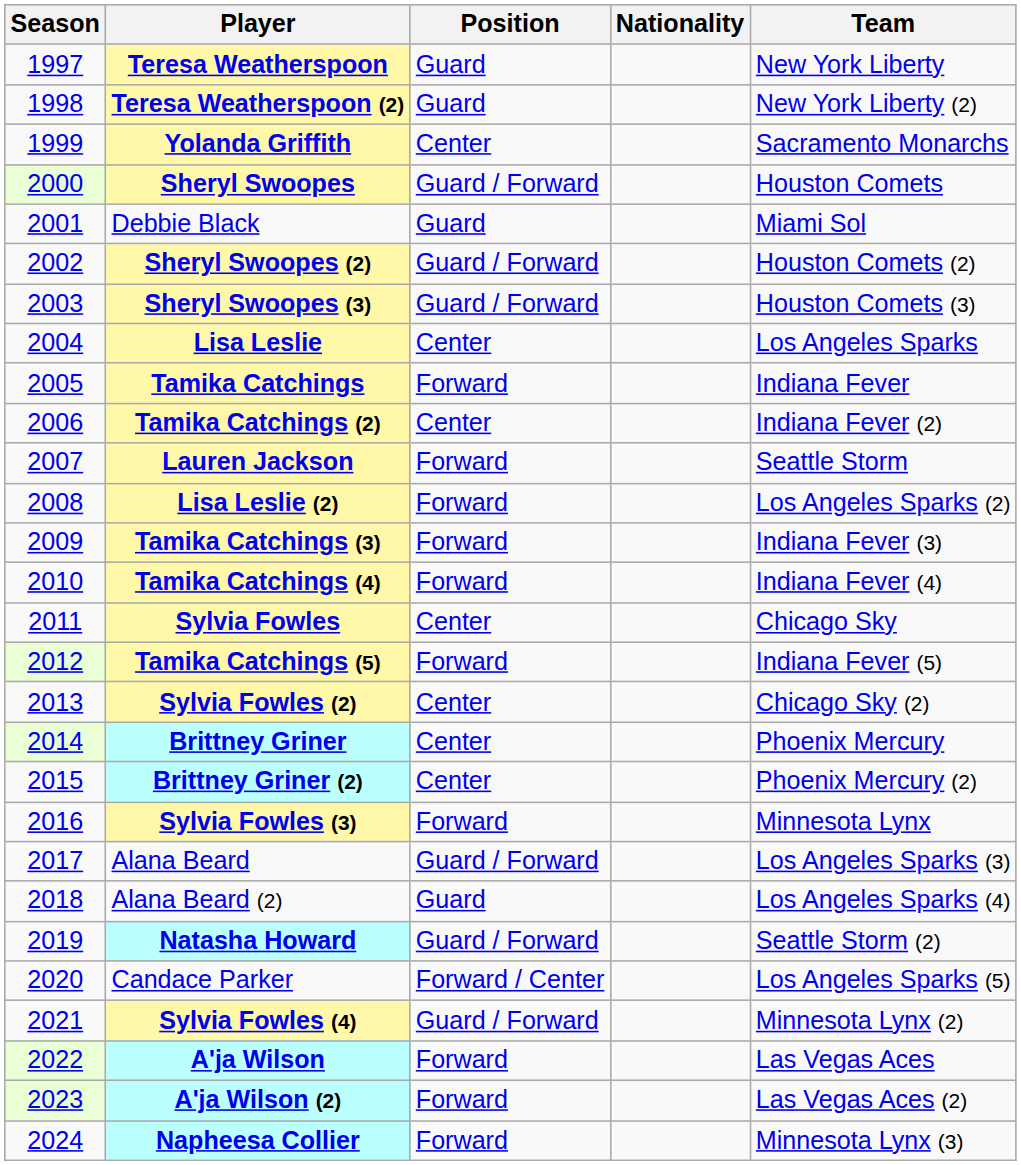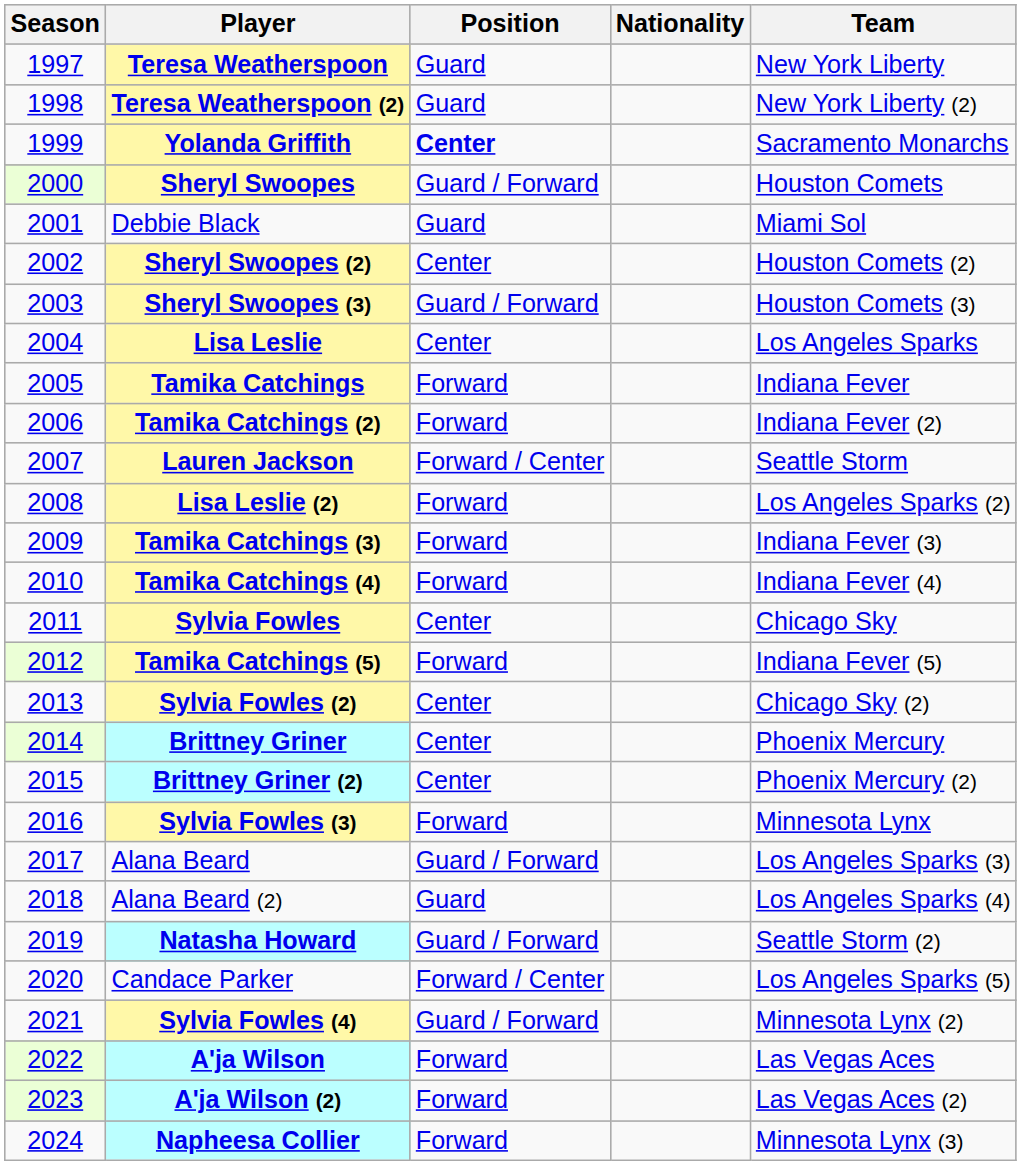(454, 143) normal -> (456, 143) bold
(507, 263) Guard / Forward -> (454, 263) Center
(454, 422) Center -> (462, 422) Forward
(462, 462) Forward -> (510, 462) Forward / Center
